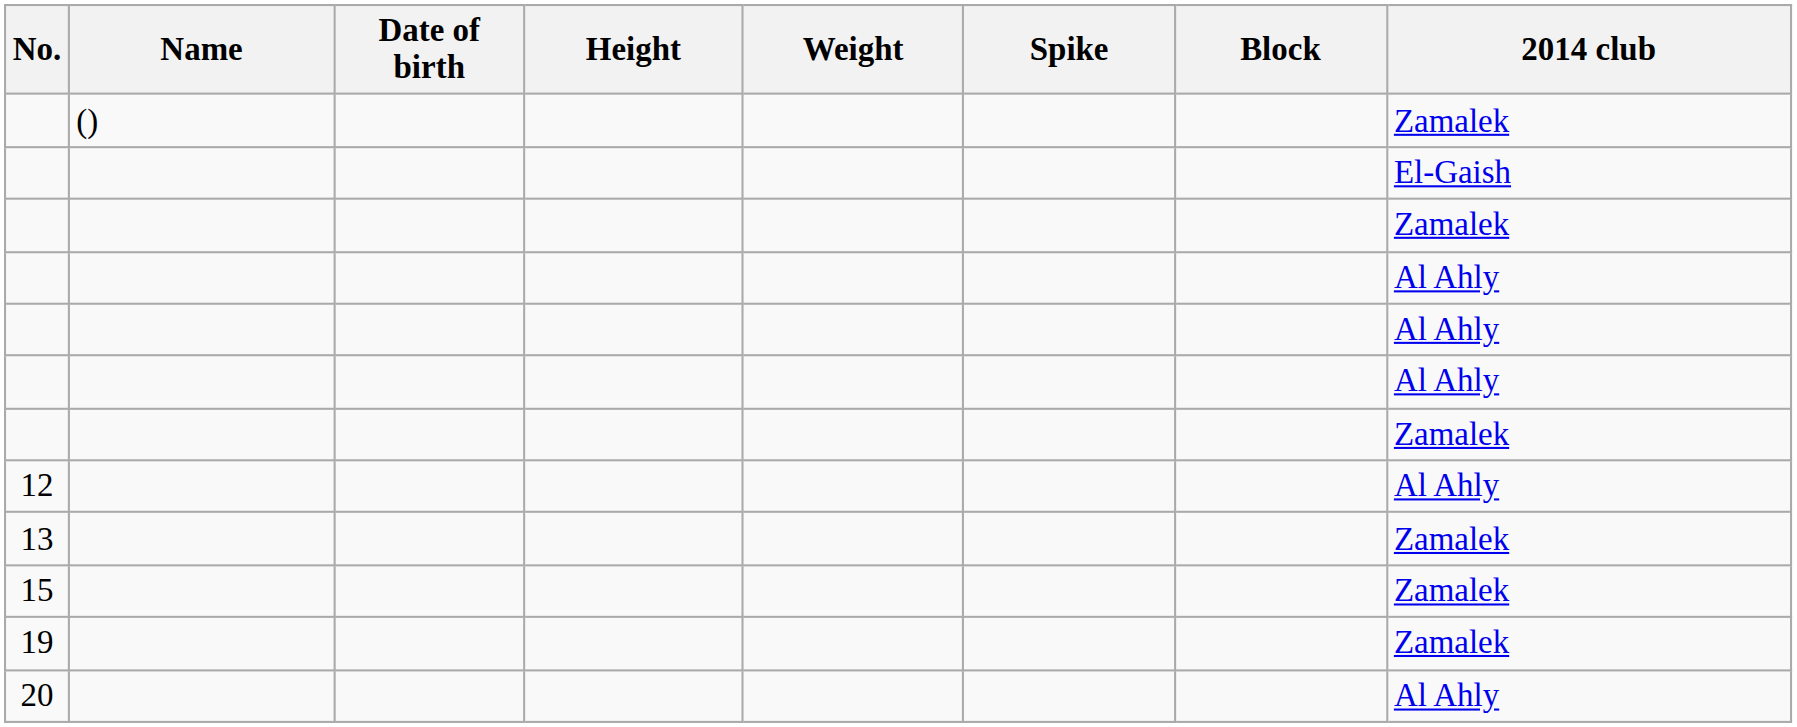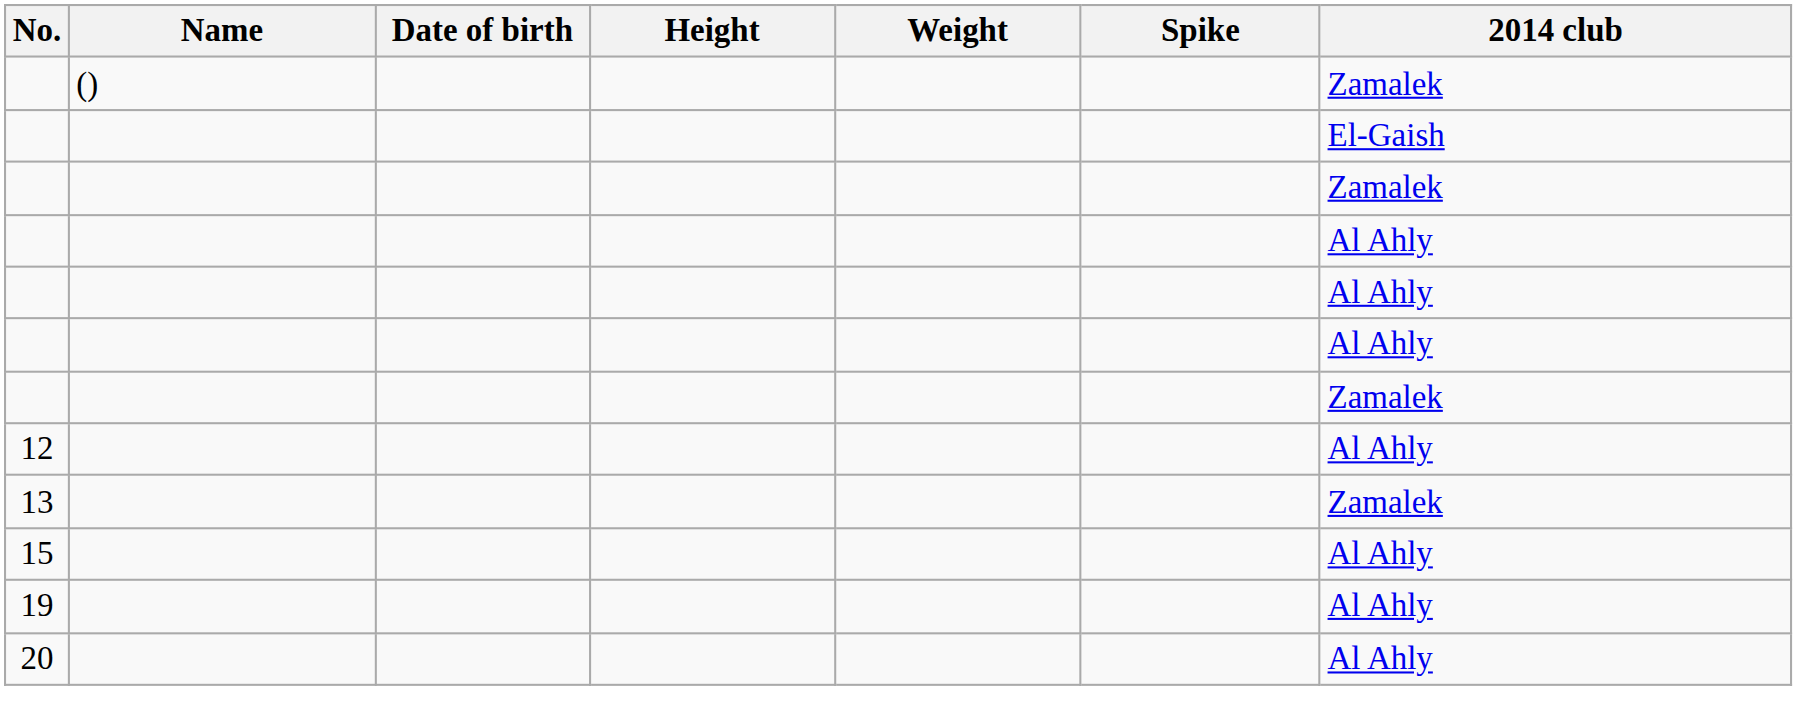- column: (1280, 49)
(1452, 590) Zamalek -> (1380, 553) Al Ahly
(1452, 642) Zamalek -> (1380, 605) Al Ahly
